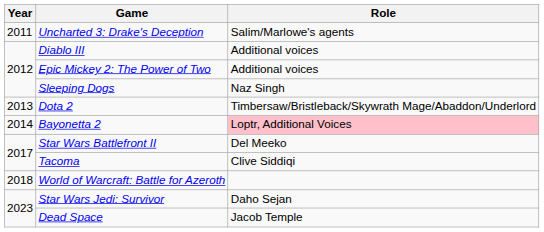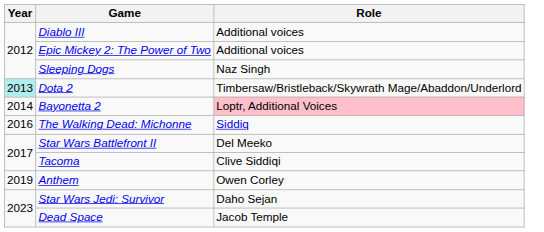- row: (121, 32)
(20, 106) no background -> (20, 87) paleturquoise background
+ row: (115, 124)
- row: (132, 180)
+ row: (59, 180)
